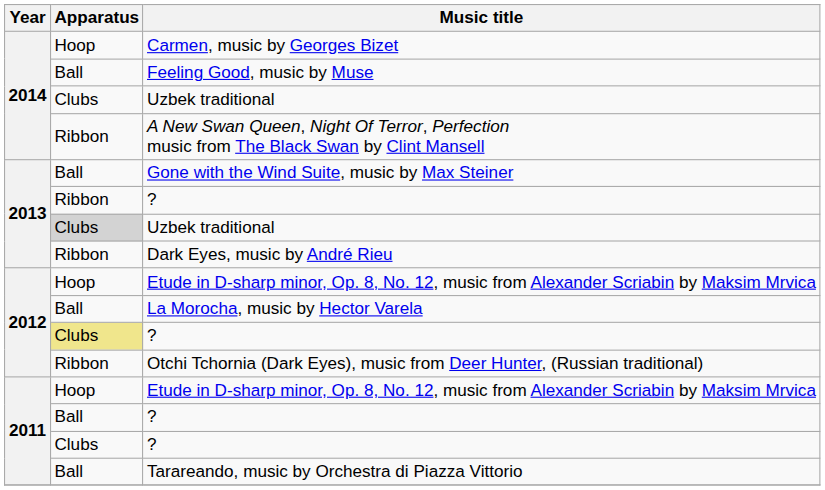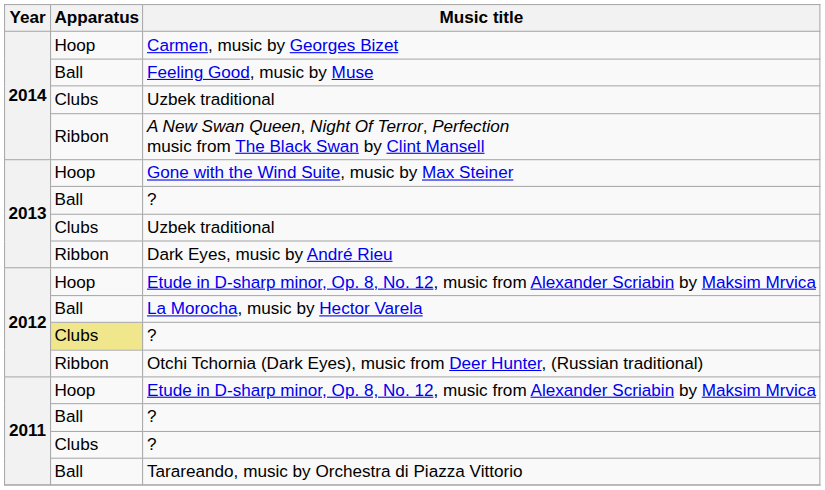(69, 173) Ball -> (75, 173) Hoop
(82, 200) Ribbon -> (69, 200) Ball
(76, 227) lightgrey background -> (76, 227) no background
